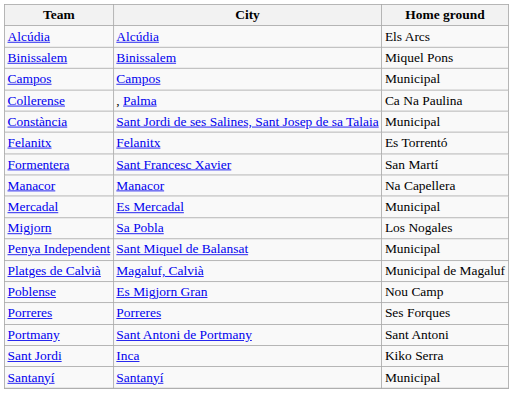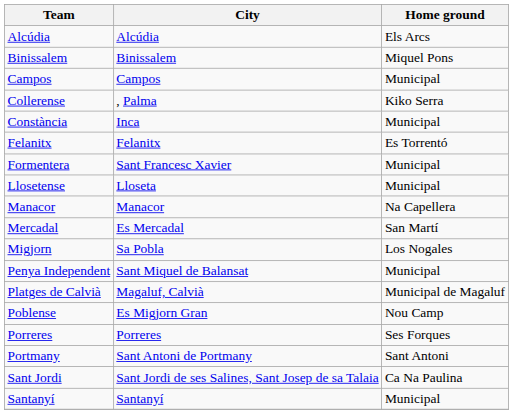(424, 100) Ca Na Paulina -> (414, 100) Kiko Serra
(248, 121) Sant Jordi de ses Salines, Sant Josep de sa Talaia -> (128, 121) Inca
(412, 164) San Martí -> (413, 164) Municipal
+ row: (36, 185)
(413, 206) Municipal -> (412, 228) San Martí
(128, 356) Inca -> (248, 377) Sant Jordi de ses Salines, Sant Josep de sa Talaia
(414, 356) Kiko Serra -> (424, 377) Ca Na Paulina
